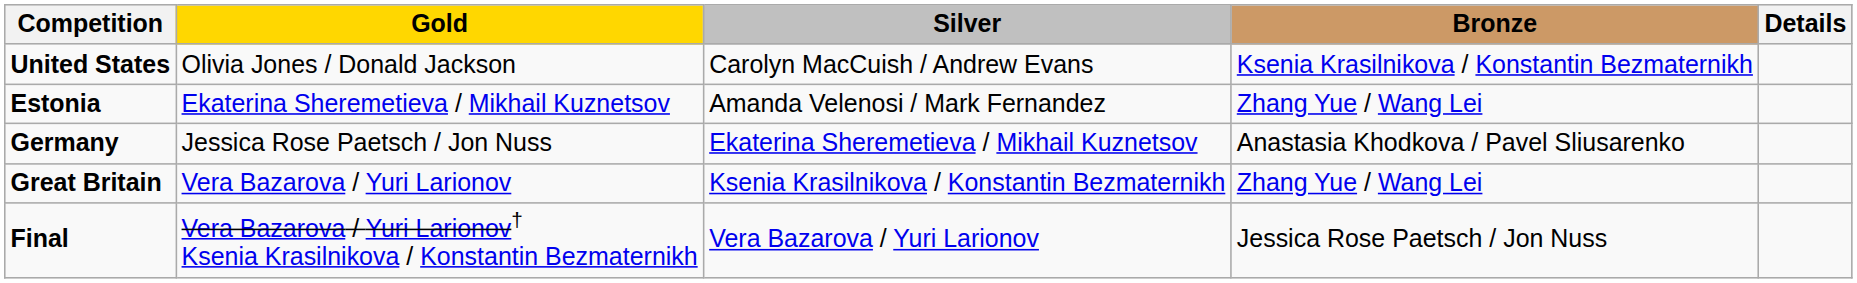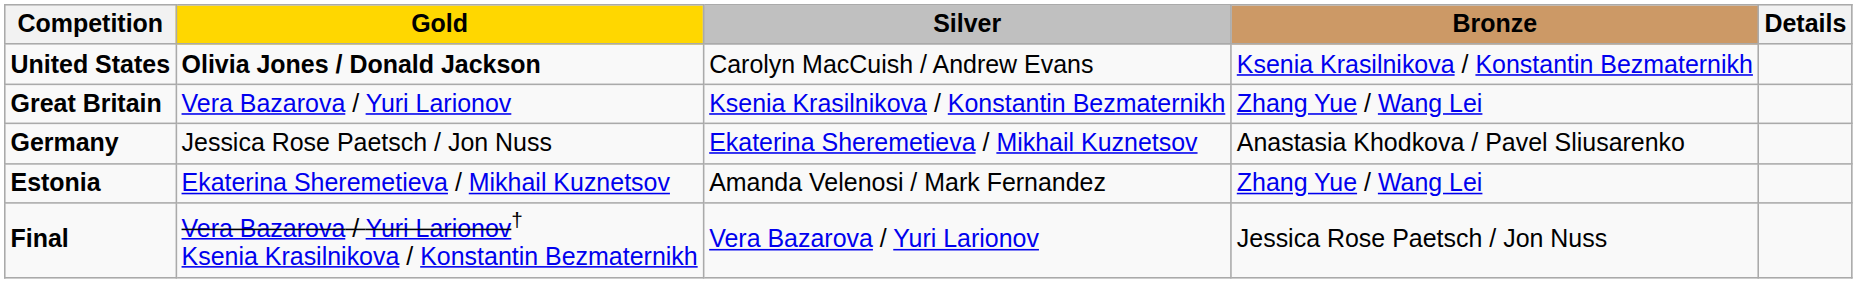(349, 63) normal -> (361, 63) bold
rows swapped: (56, 103) <-> (86, 182)
